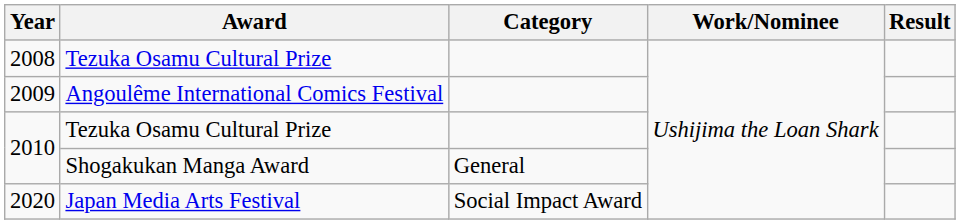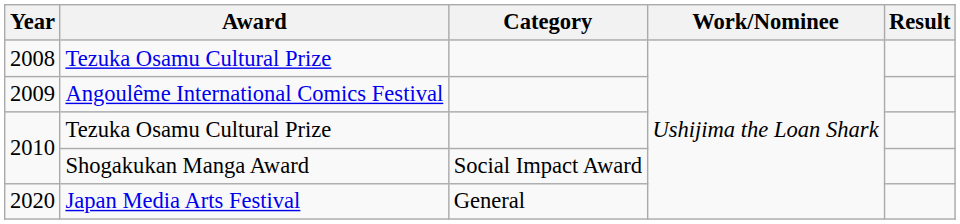(489, 165) General -> (548, 165) Social Impact Award
(548, 201) Social Impact Award -> (489, 201) General
